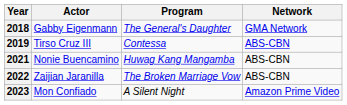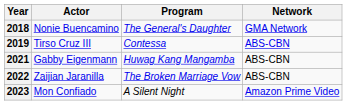(75, 28) Gabby Eigenmann -> (76, 28) Nonie Buencamino
(76, 60) Nonie Buencamino -> (75, 60) Gabby Eigenmann
